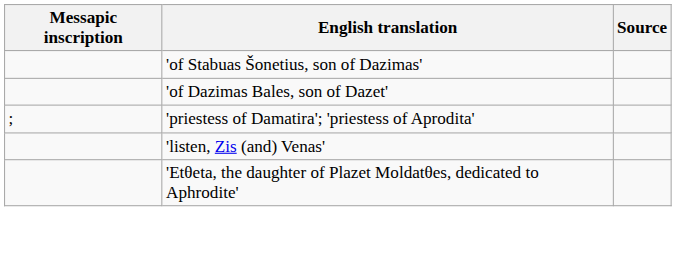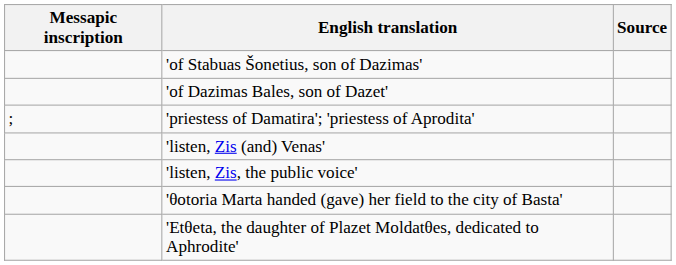+ row: (262, 173)
+ row: (364, 200)
